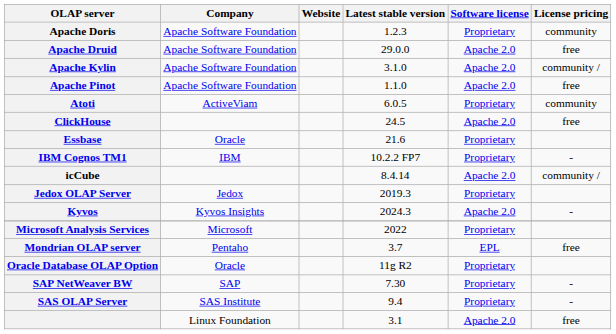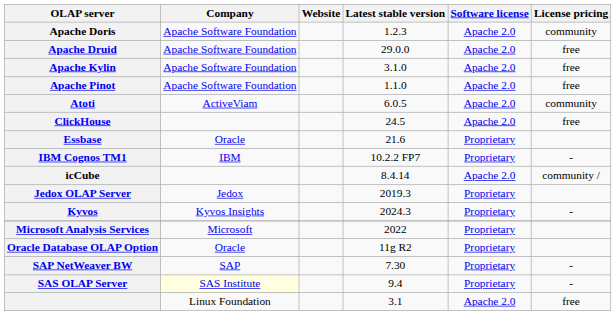(490, 31) Proprietary -> (490, 31) Apache 2.0
(571, 67) community / -> (571, 67) free
(490, 103) Proprietary -> (490, 103) Apache 2.0
(490, 211) Apache 2.0 -> (490, 211) Proprietary
- row: (83, 247)
(230, 301) no background -> (230, 283) lightyellow background
